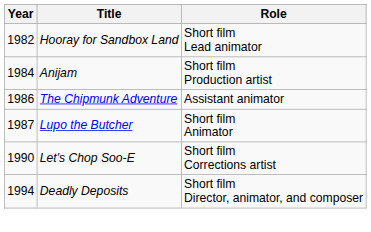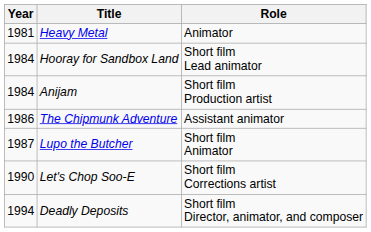+ row: (74, 33)
(21, 40) 1982 -> (21, 59) 1984
